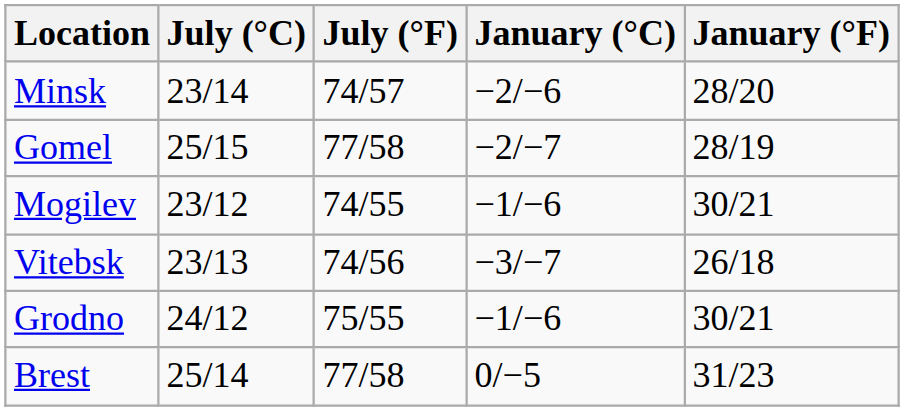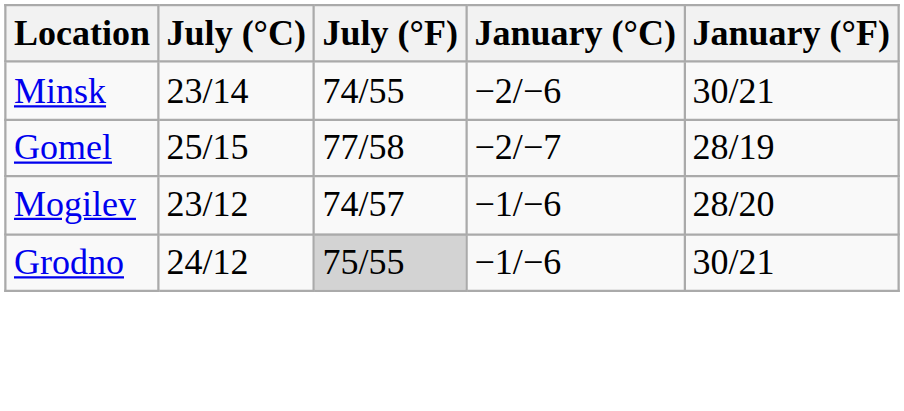(364, 90) 74/57 -> (364, 90) 74/55
(734, 90) 28/20 -> (734, 90) 30/21
(364, 204) 74/55 -> (364, 204) 74/57
(734, 204) 30/21 -> (734, 204) 28/20
- row: (69, 261)
(364, 318) no background -> (364, 261) lightgrey background
- row: (52, 375)
